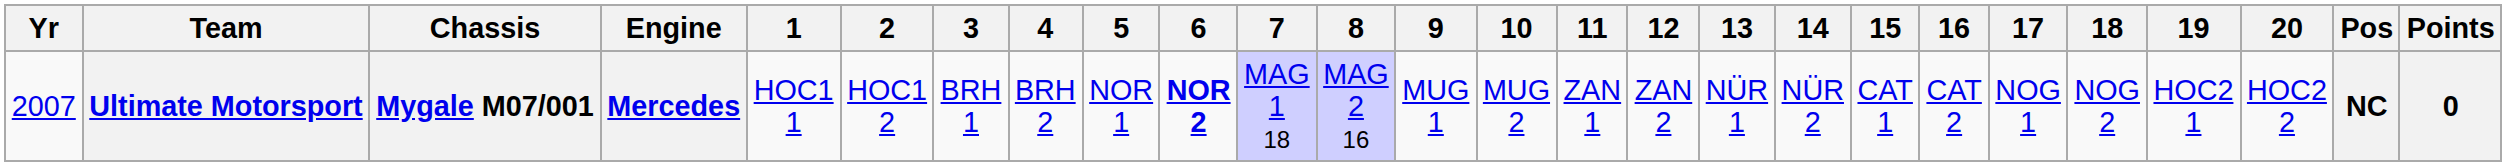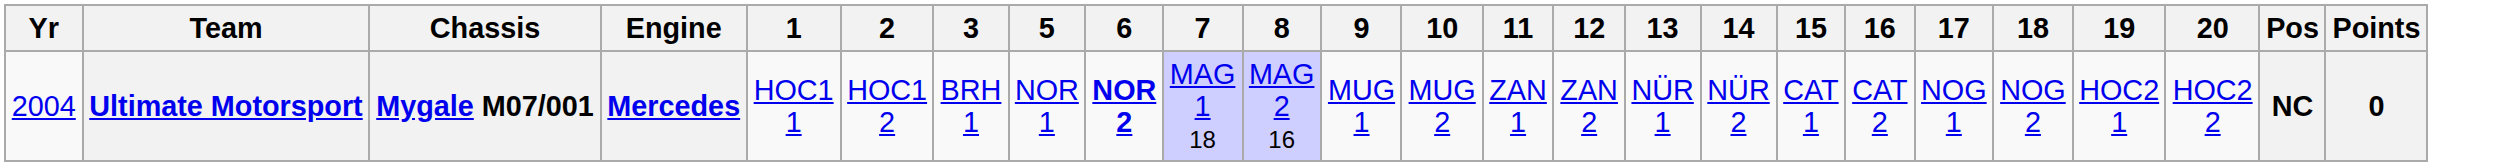- column: (1045, 28)
(44, 106) 2007 -> (44, 106) 2004
